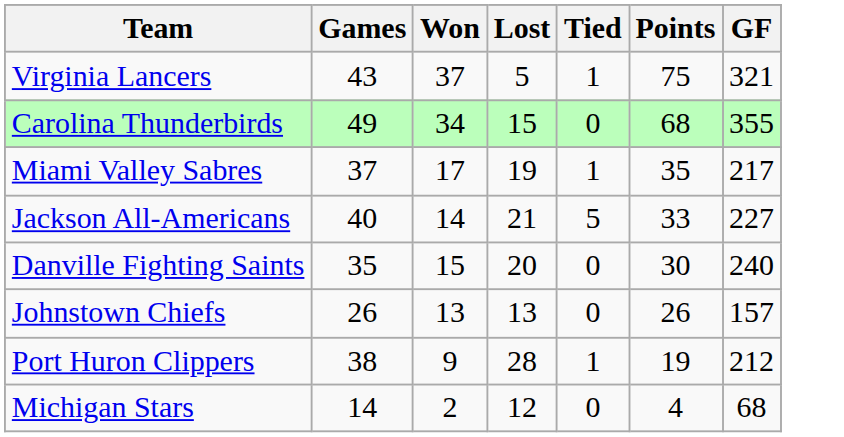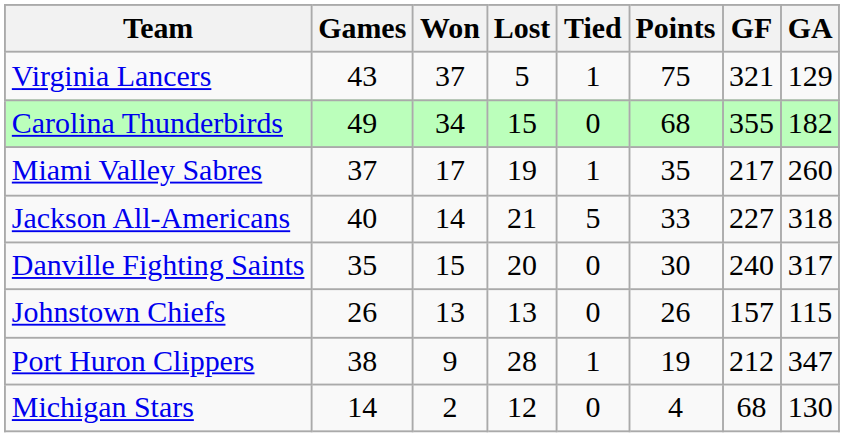+ column: (810, 28)
